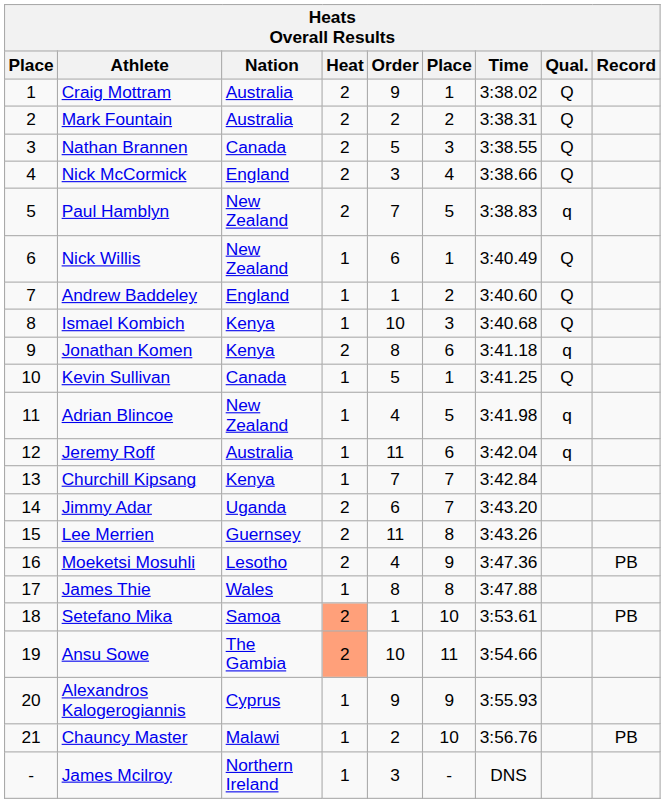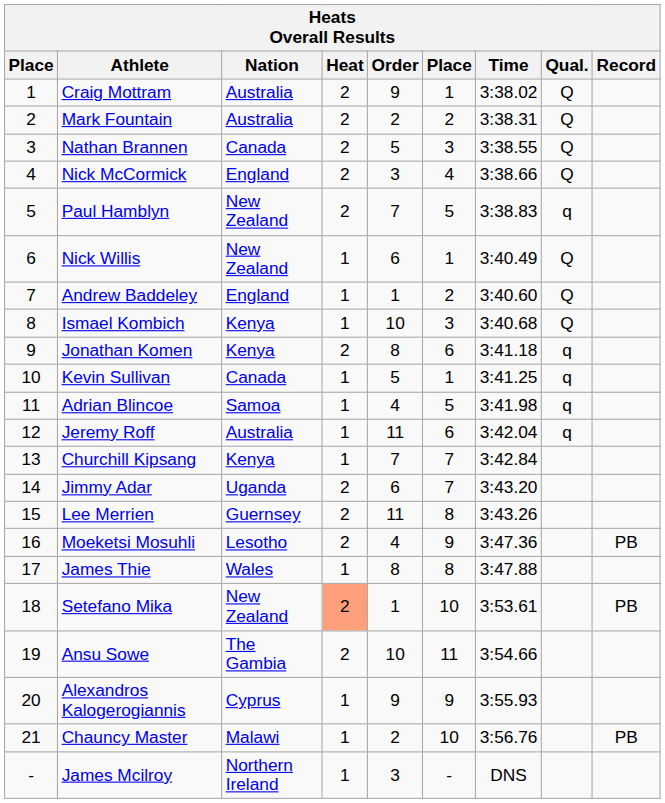(567, 377) Q -> (567, 377) q
(257, 415) New Zealand -> (253, 405) Samoa
(253, 616) Samoa -> (257, 606) New Zealand
(345, 653) lightsalmon background -> (345, 653) no background
